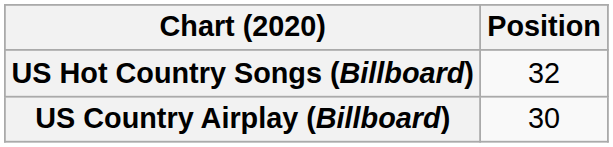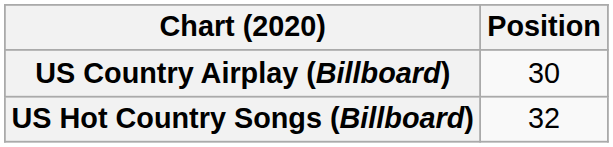rows swapped: (243, 118) <-> (243, 73)
